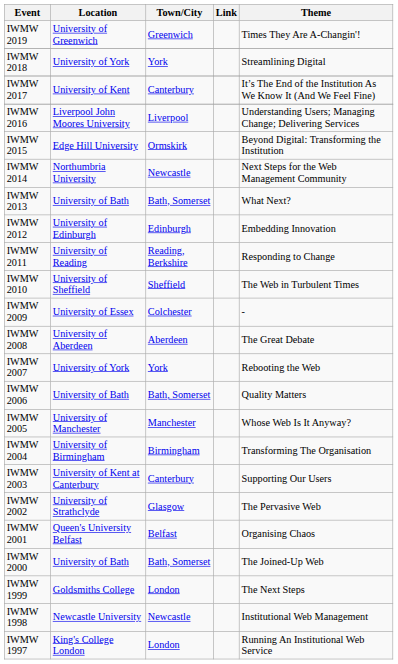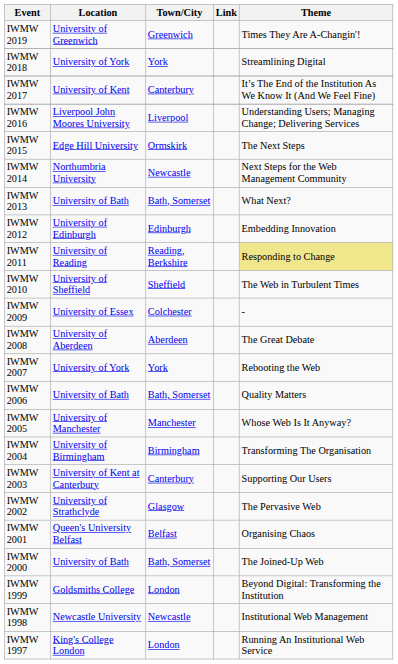(311, 145) Beyond Digital: Transforming the Institution -> (273, 145) The Next Steps
(288, 256) no background -> (288, 256) khaki background
(273, 589) The Next Steps -> (311, 589) Beyond Digital: Transforming the Institution
